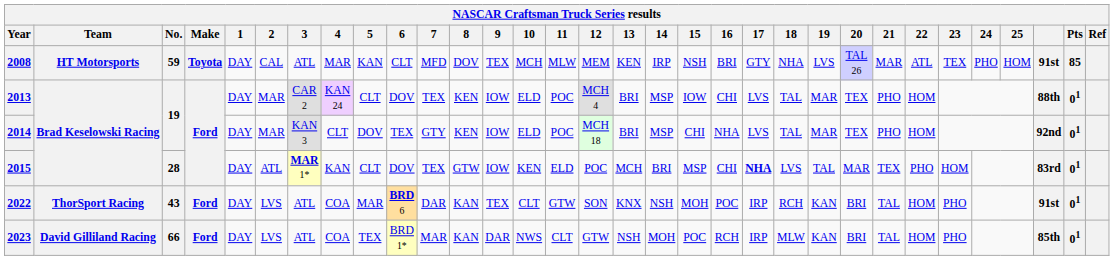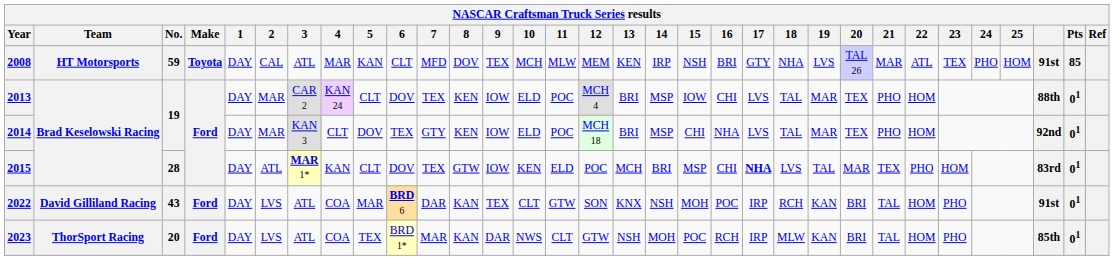(98, 203) ThorSport Racing -> (98, 203) David Gilliland Racing
(98, 238) David Gilliland Racing -> (98, 238) ThorSport Racing
(174, 238) 66 -> (174, 238) 20
